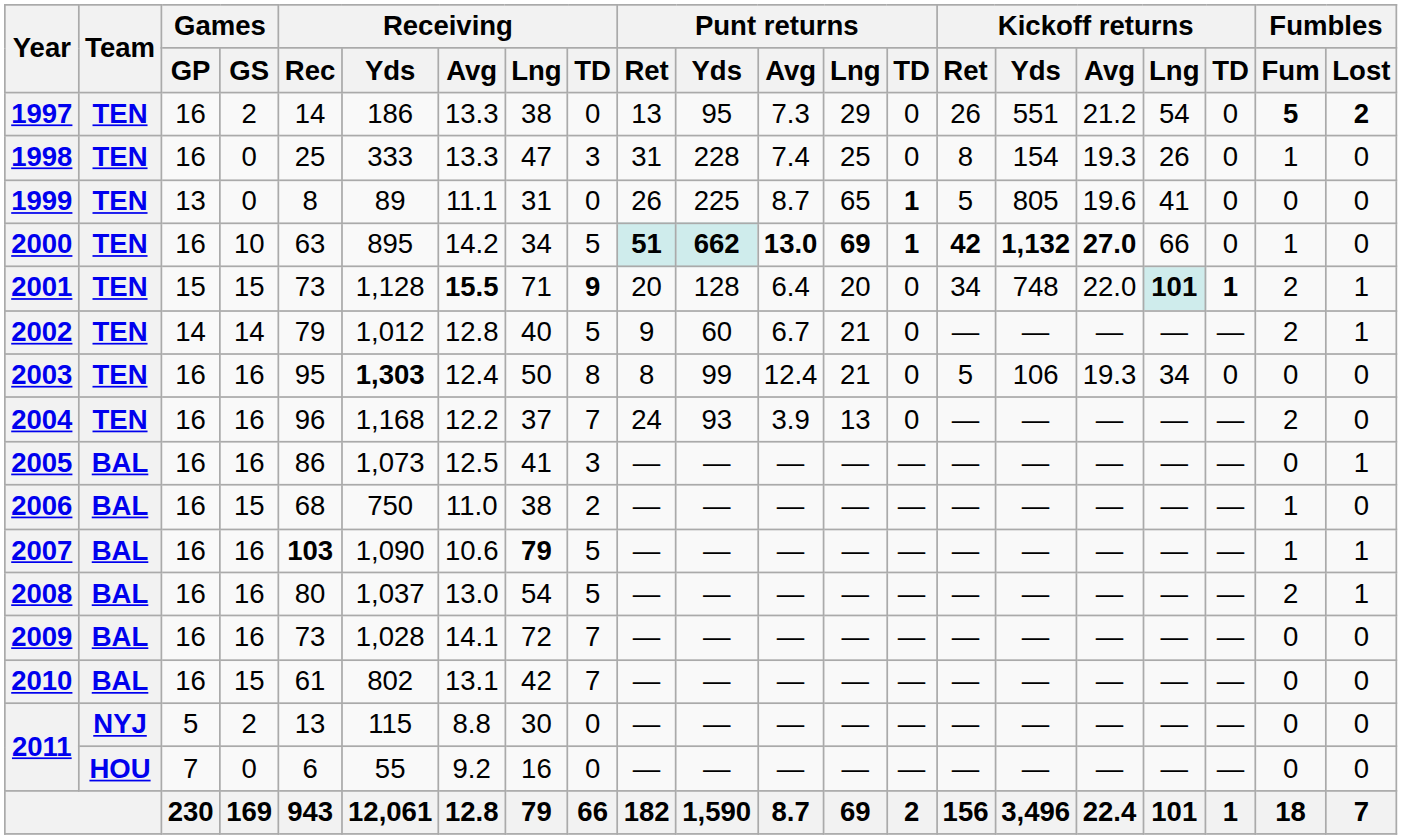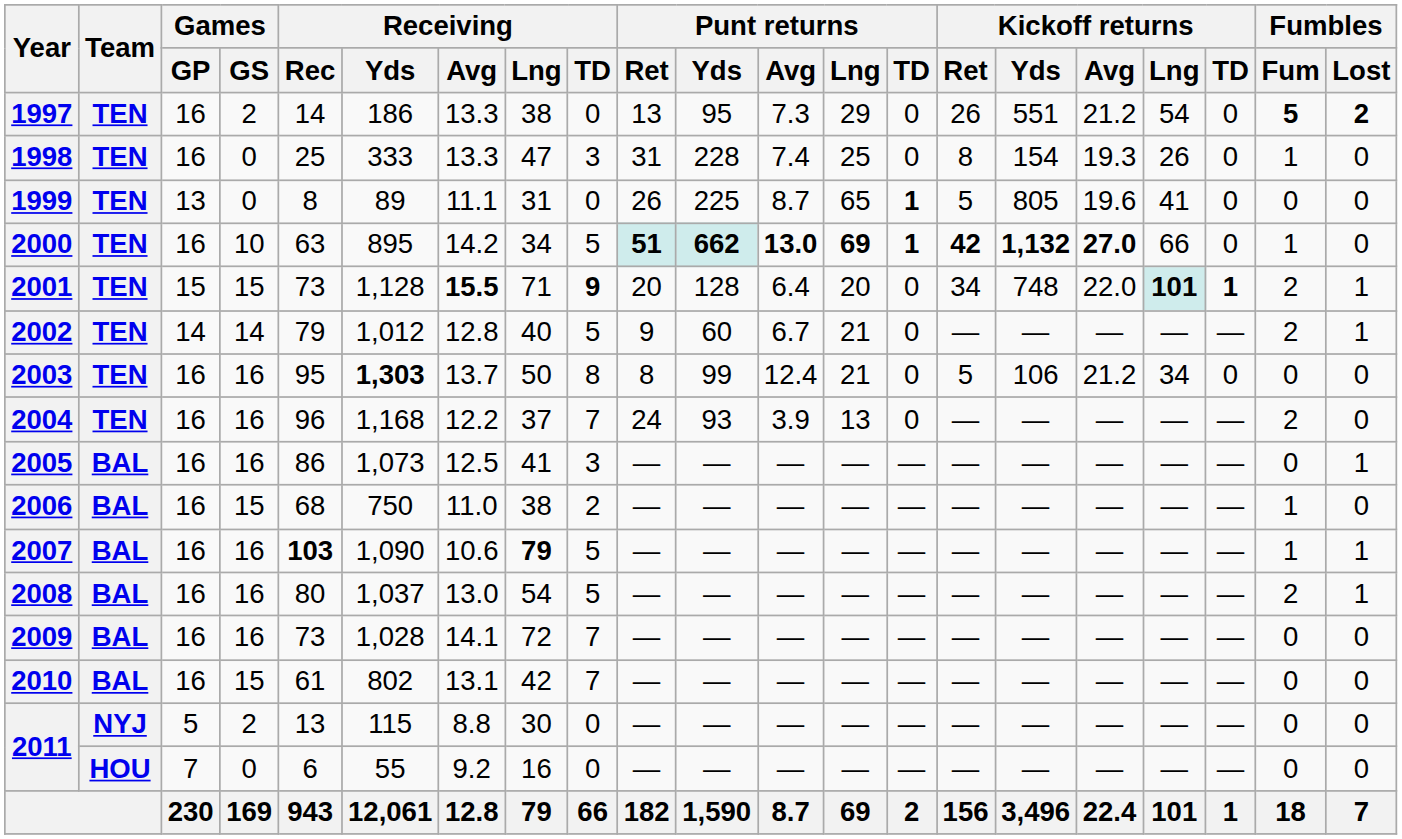(472, 375) 12.4 -> (472, 375) 13.7
(1110, 375) 19.3 -> (1110, 375) 21.2
